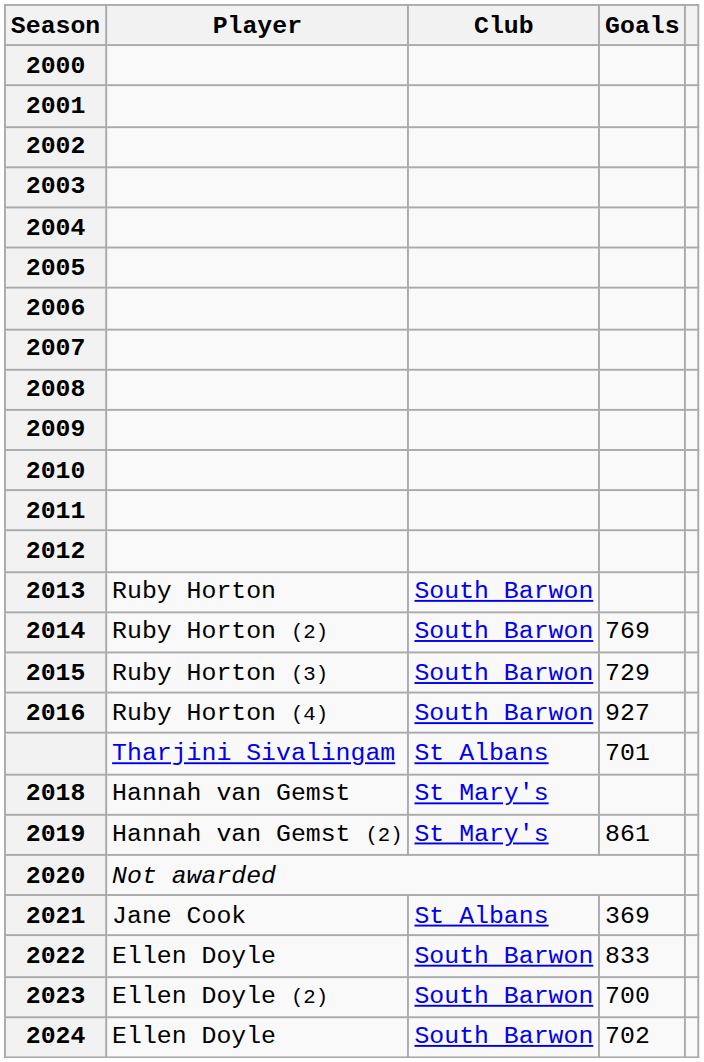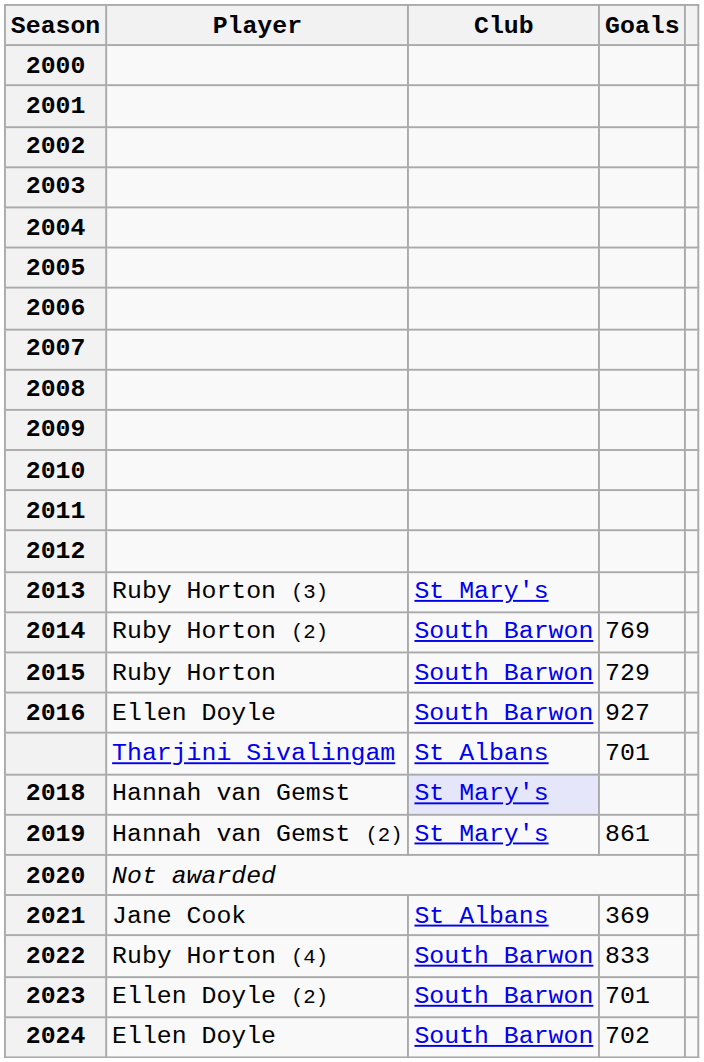(194, 592) Ruby Horton -> (220, 592) Ruby Horton (3)
(504, 592) South Barwon -> (482, 592) St Mary's
(220, 673) Ruby Horton (3) -> (194, 673) Ruby Horton
(220, 713) Ruby Horton (4) -> (194, 713) Ellen Doyle
(482, 794) no background -> (482, 794) lavender background
(194, 956) Ellen Doyle -> (220, 956) Ruby Horton (4)
(627, 996) 700 -> (627, 996) 701
